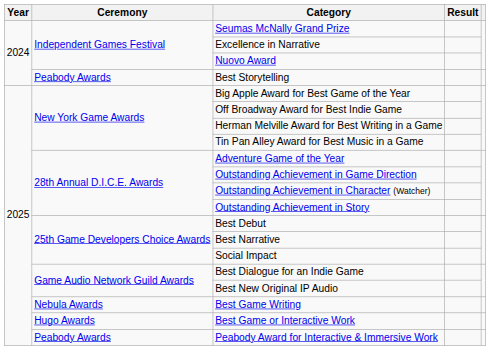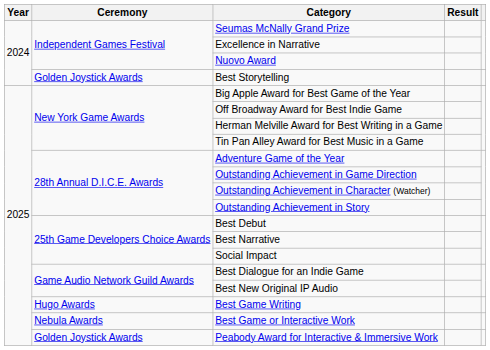(73, 77) Peabody Awards -> (88, 77) Golden Joystick Awards
(69, 304) Nebula Awards -> (65, 304) Hugo Awards
(65, 321) Hugo Awards -> (69, 321) Nebula Awards
(73, 337) Peabody Awards -> (88, 337) Golden Joystick Awards
